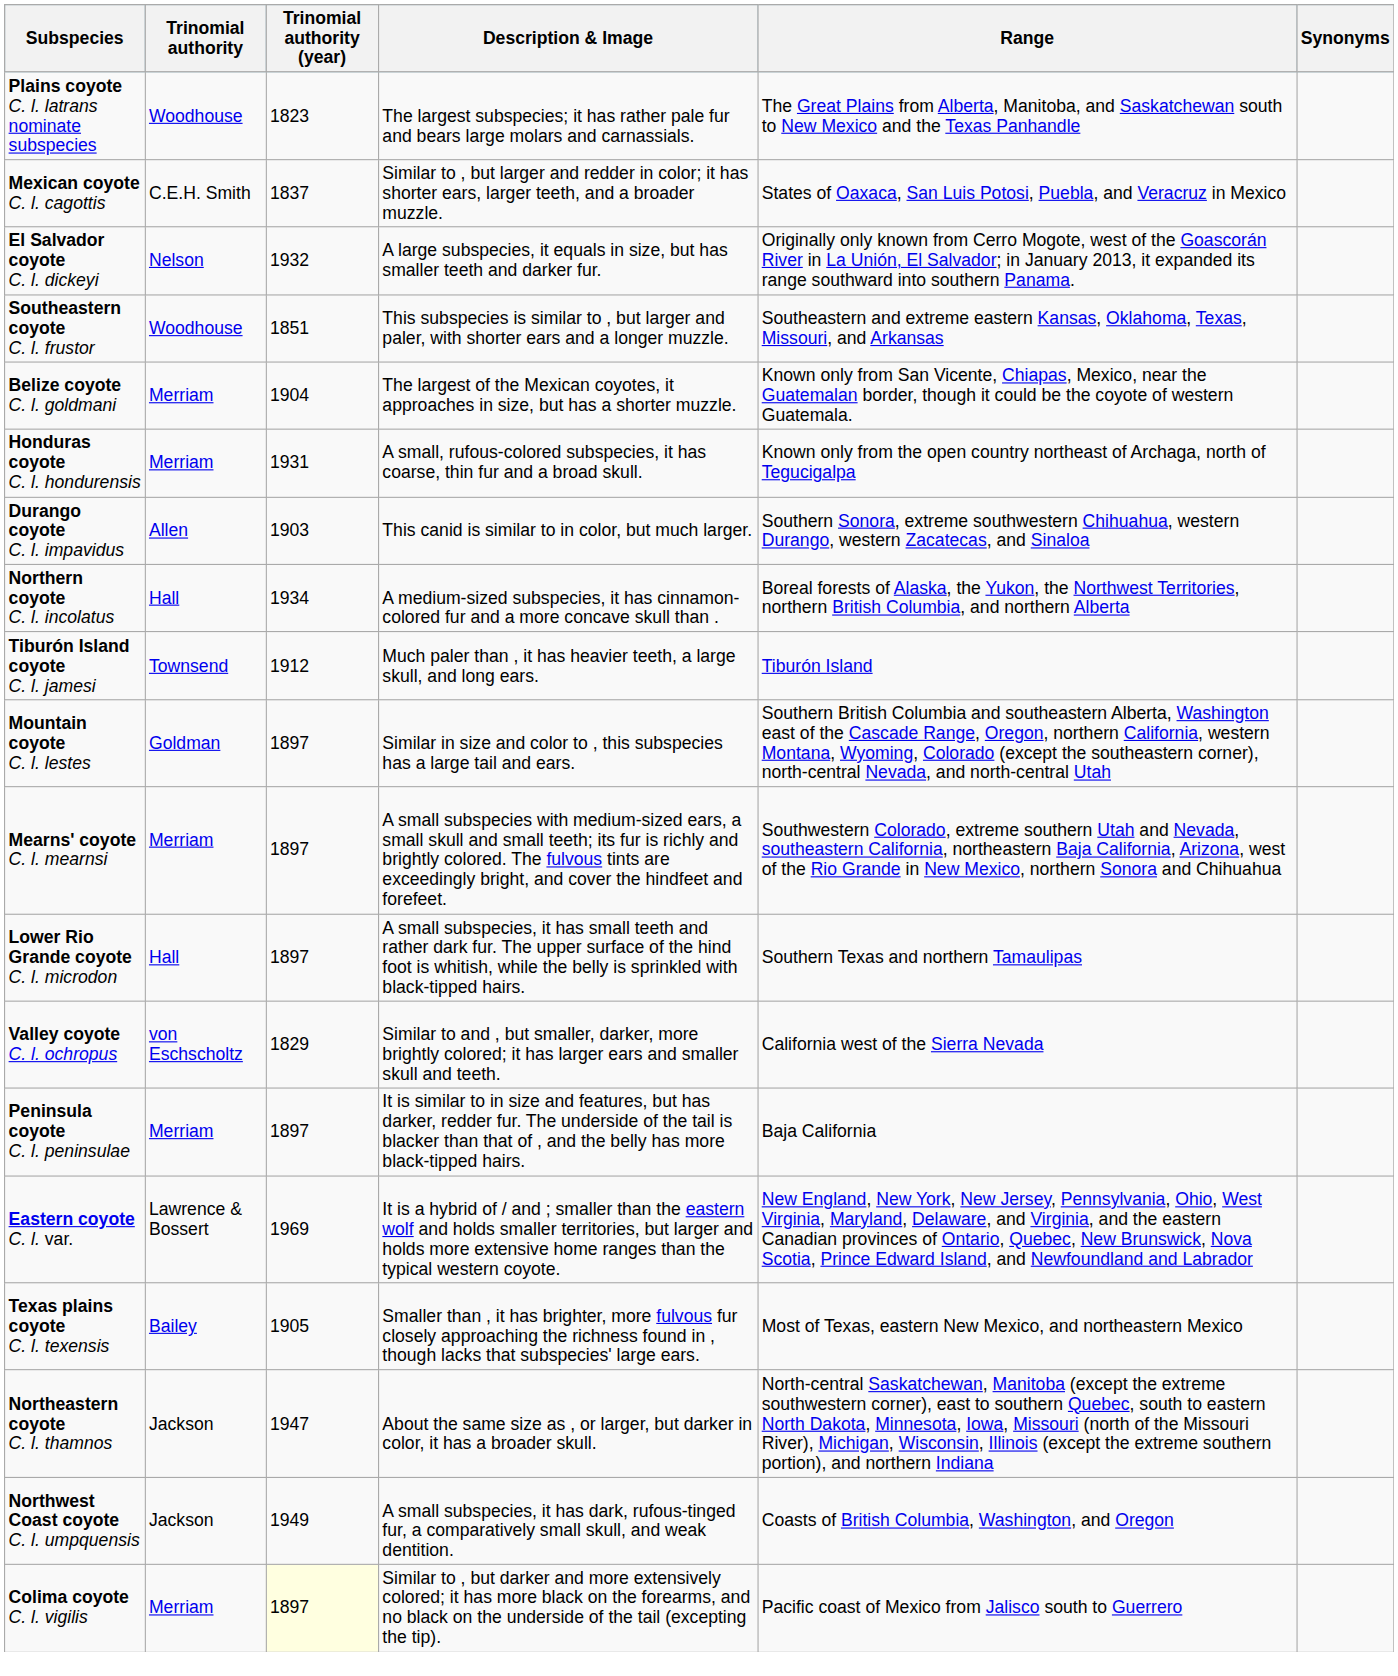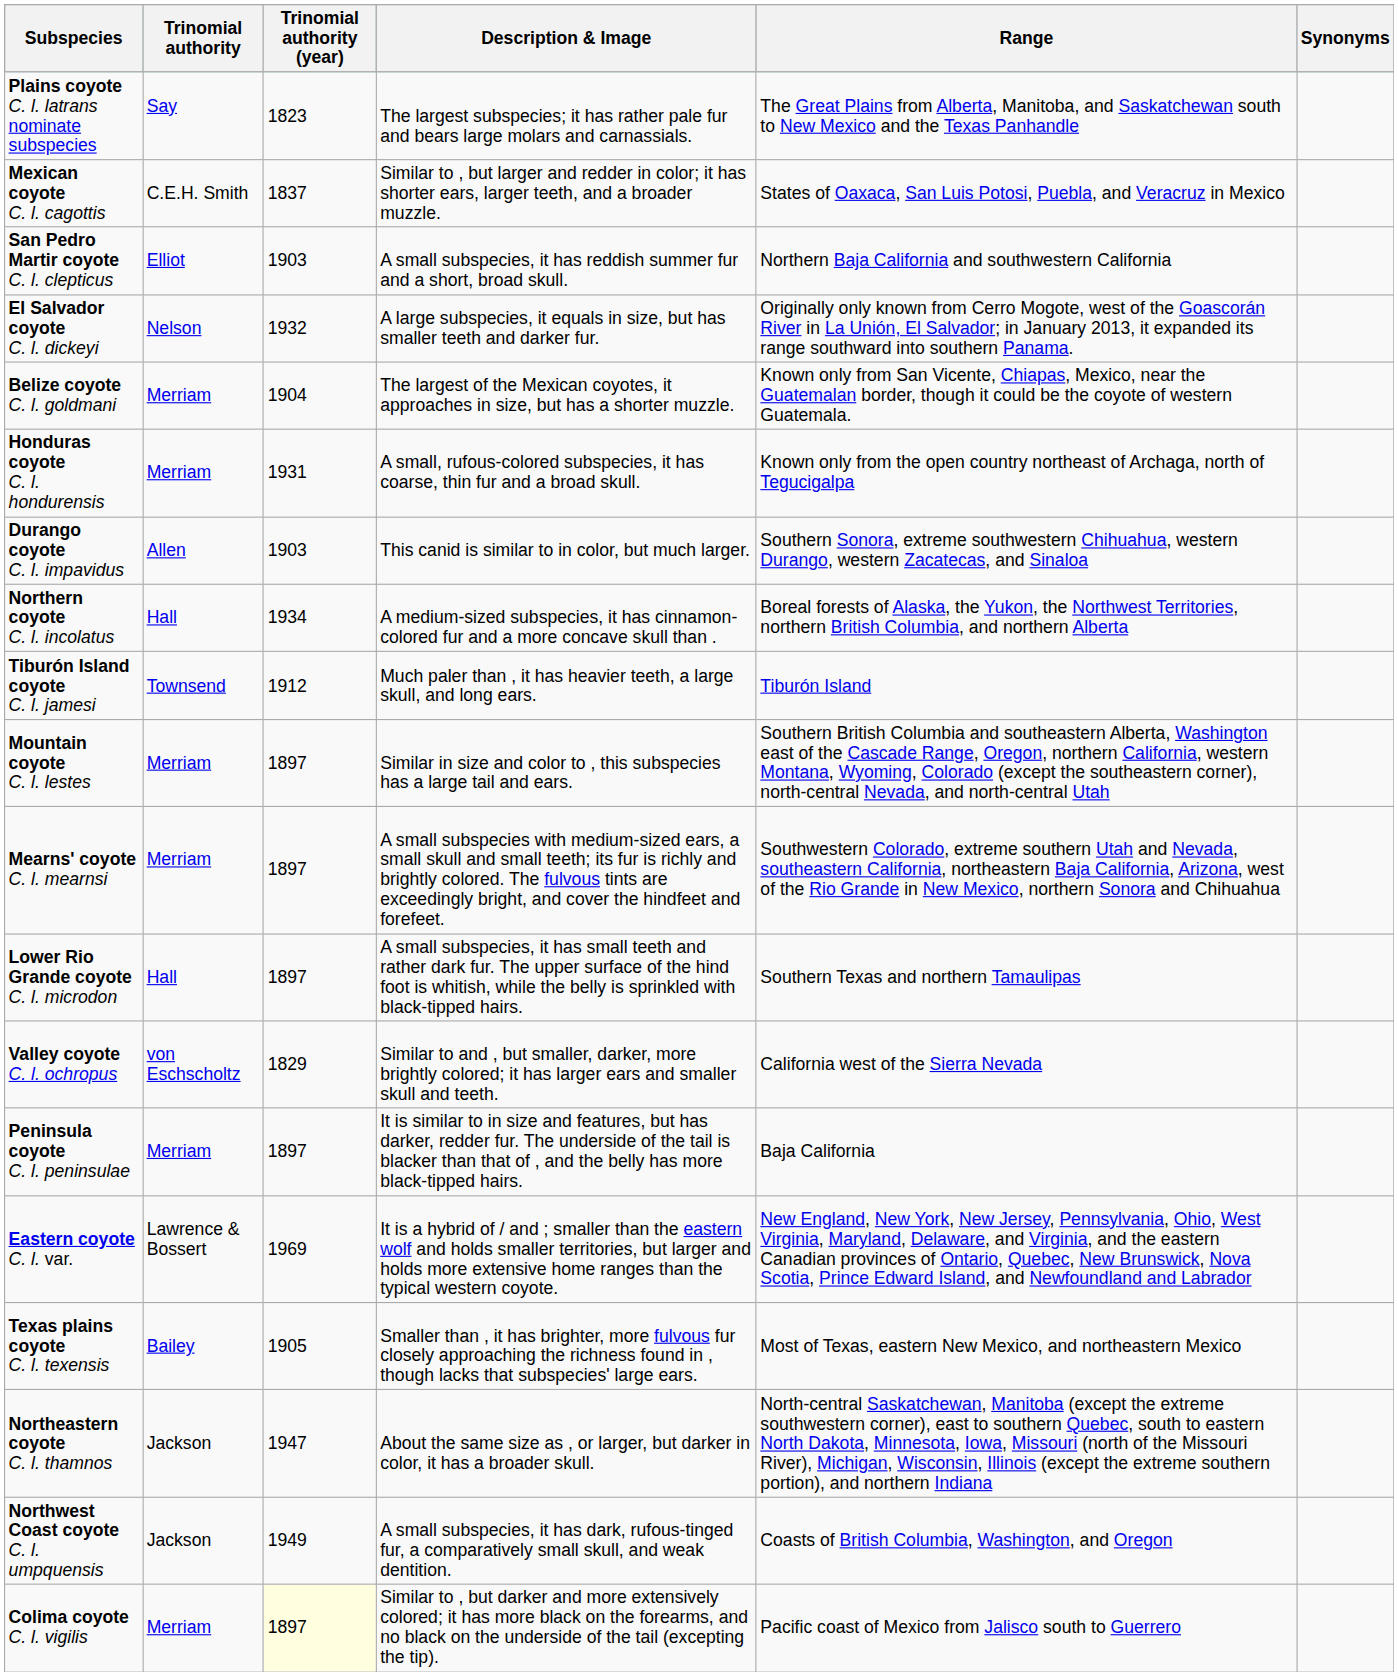(196, 115) Woodhouse -> (162, 105) Say
+ row: (64, 260)
- row: (65, 328)
(185, 743) Goldman -> (179, 762) Merriam
